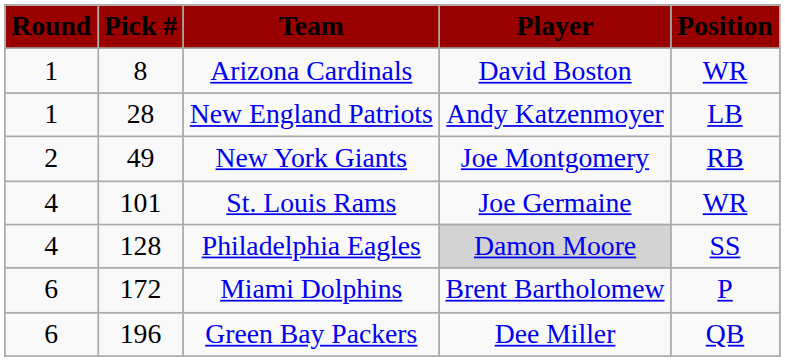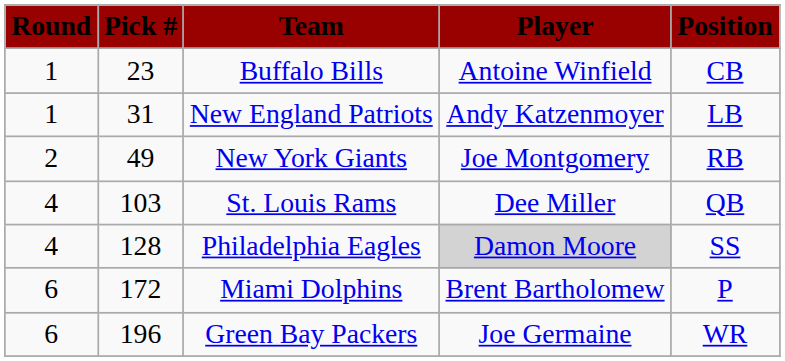- row: (311, 70)
+ row: (311, 70)
(141, 114) 28 -> (141, 114) 31
(141, 202) 101 -> (141, 202) 103
(555, 202) Joe Germaine -> (555, 202) Dee Miller
(725, 202) WR -> (725, 202) QB
(555, 333) Dee Miller -> (555, 333) Joe Germaine
(725, 333) QB -> (725, 333) WR
